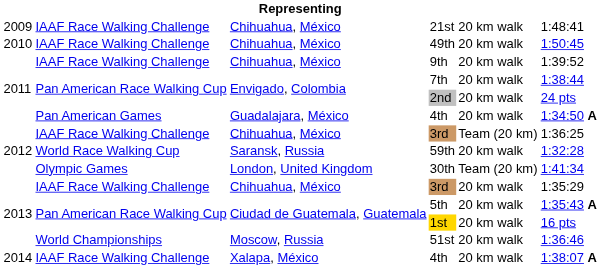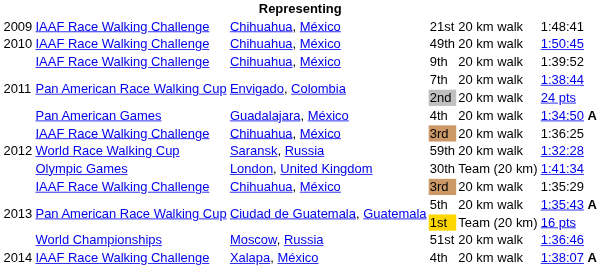(498, 133) Team (20 km) -> (491, 133) 20 km walk
(491, 222) 20 km walk -> (498, 222) Team (20 km)
